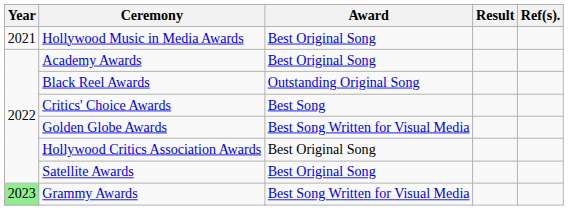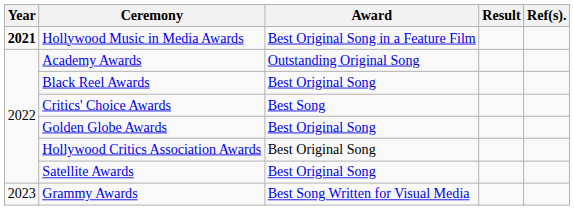(22, 37) normal -> (22, 37) bold
(322, 37) Best Original Song -> (372, 37) Best Original Song in a Feature Film
(322, 60) Best Original Song -> (344, 60) Outstanding Original Song
(344, 82) Outstanding Original Song -> (322, 82) Best Original Song
(369, 127) Best Song Written for Visual Media -> (322, 127) Best Original Song
(22, 194) lightgreen background -> (22, 194) no background
